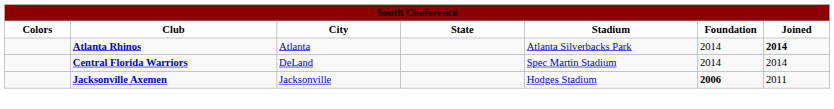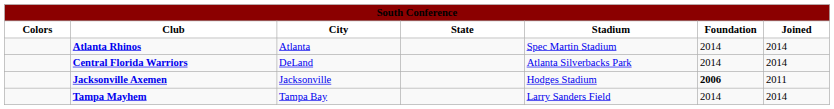(579, 46) Atlanta Silverbacks Park -> (572, 46) Spec Martin Stadium
(777, 46) bold -> (777, 46) normal
(572, 63) Spec Martin Stadium -> (579, 63) Atlanta Silverbacks Park
+ row: (110, 96)
